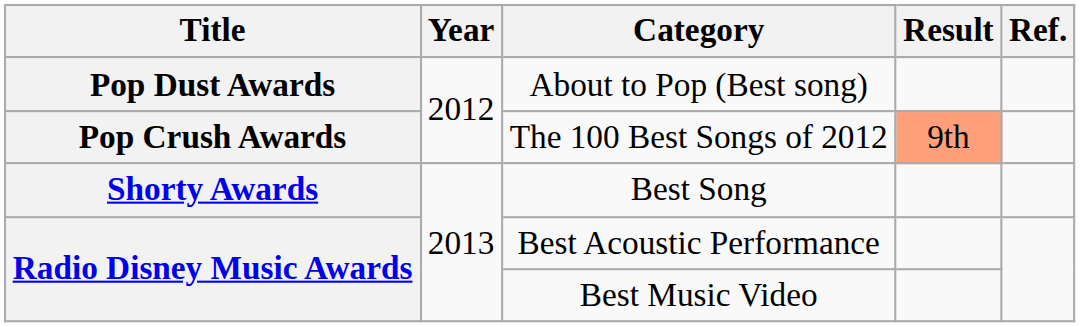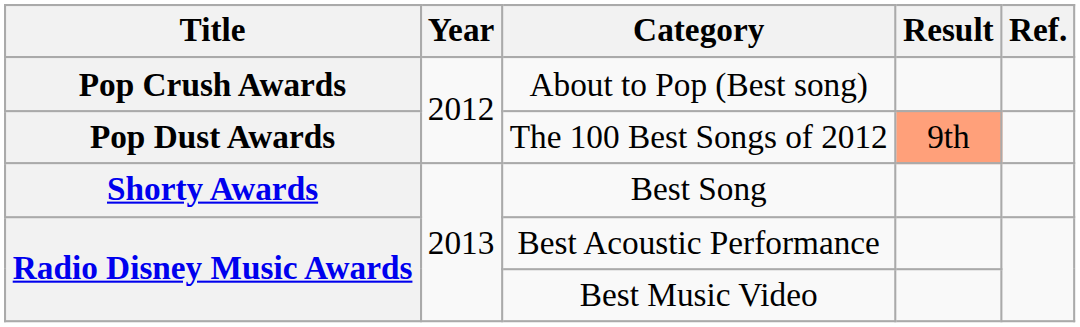(213, 83) Pop Dust Awards -> (213, 83) Pop Crush Awards
(213, 136) Pop Crush Awards -> (213, 136) Pop Dust Awards
